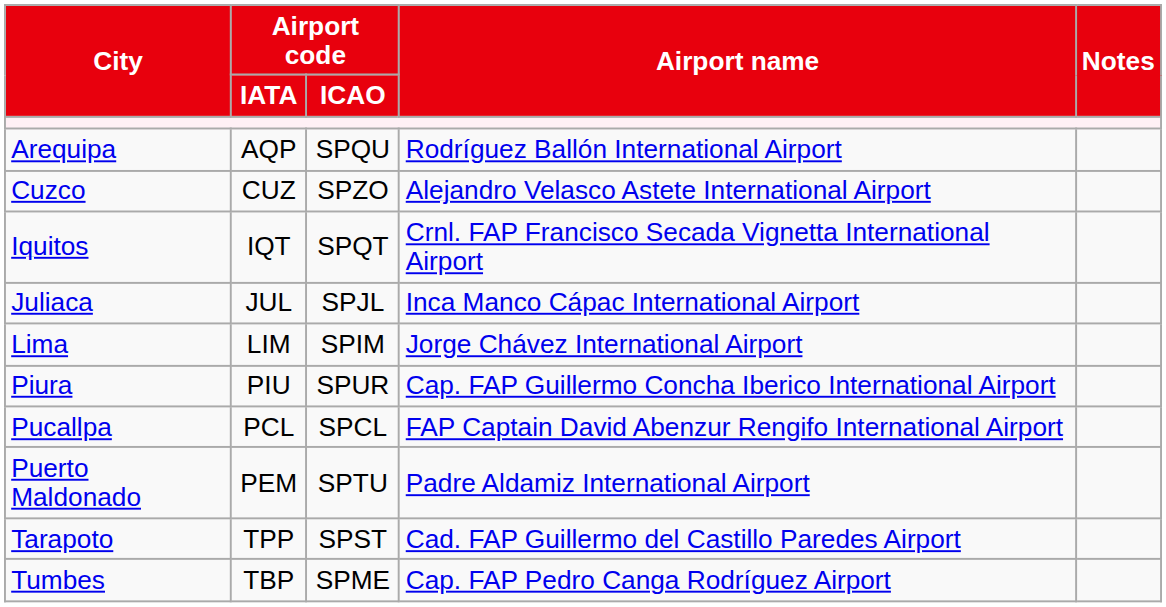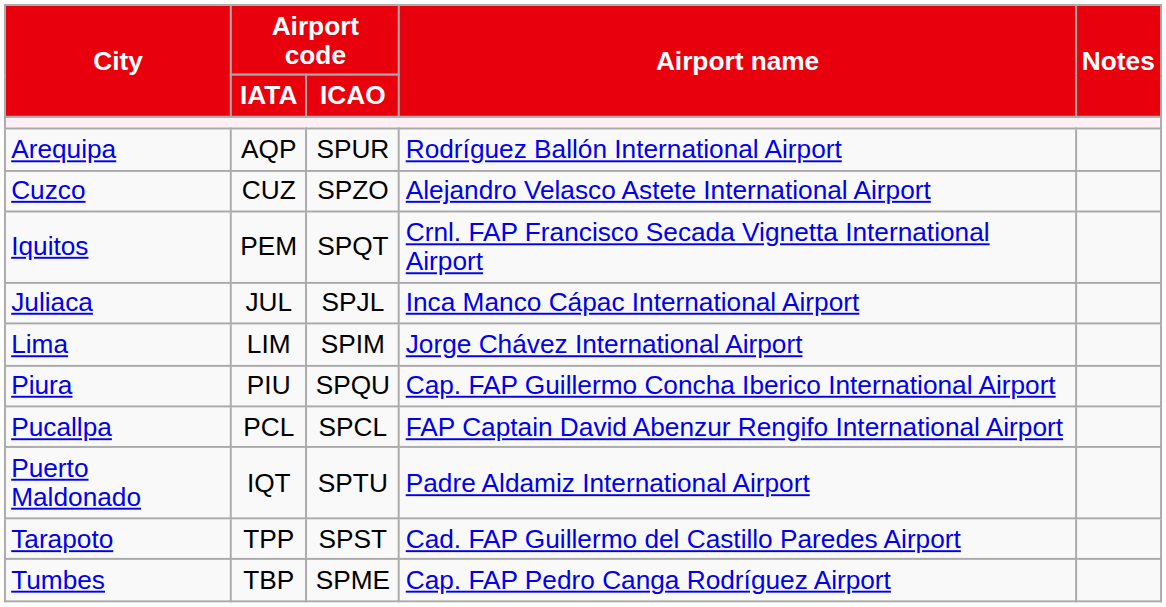(353, 149) SPQU -> (353, 149) SPUR
(269, 247) IQT -> (269, 247) PEM
(353, 385) SPUR -> (353, 385) SPQU
(269, 482) PEM -> (269, 482) IQT
